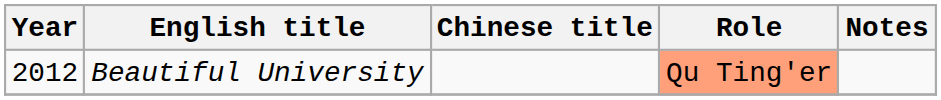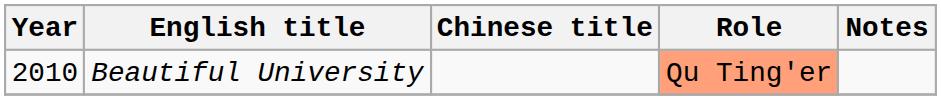(45, 73) 2012 -> (45, 73) 2010
